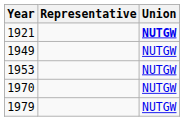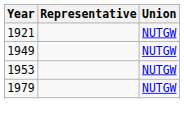(159, 32) bold -> (159, 32) normal
- row: (21, 88)
